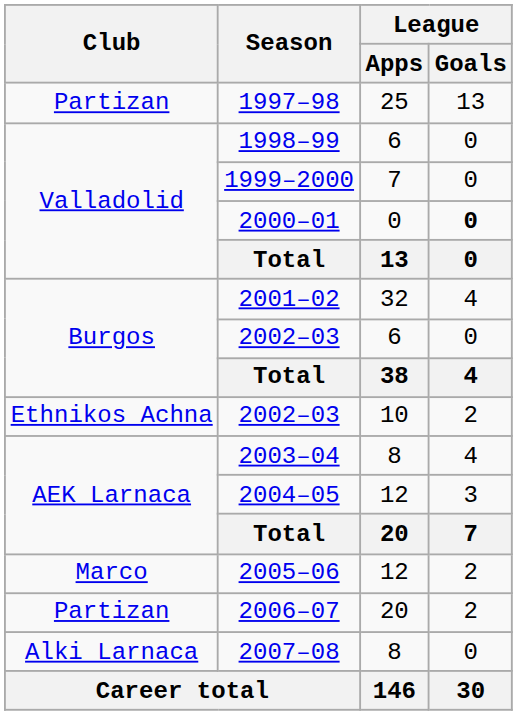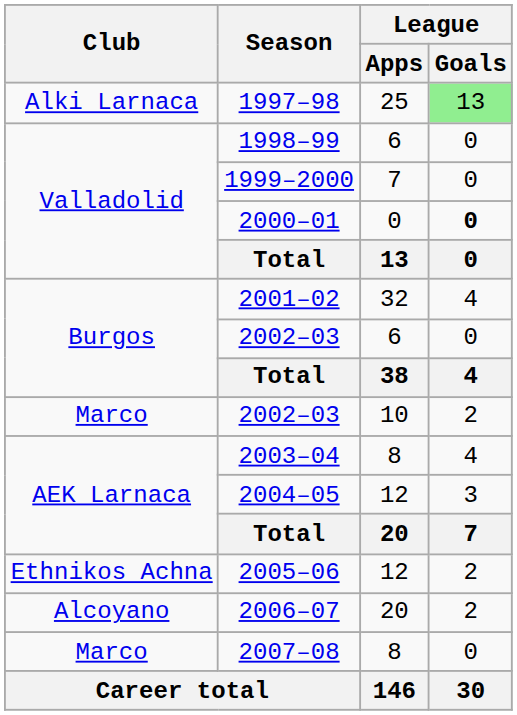(112, 103) Partizan -> (112, 103) Alki Larnaca
(471, 103) no background -> (471, 103) lightgreen background
(112, 416) Ethnikos Achna -> (112, 416) Marco
(112, 573) Marco -> (112, 573) Ethnikos Achna
(112, 612) Partizan -> (112, 612) Alcoyano
(112, 652) Alki Larnaca -> (112, 652) Marco
